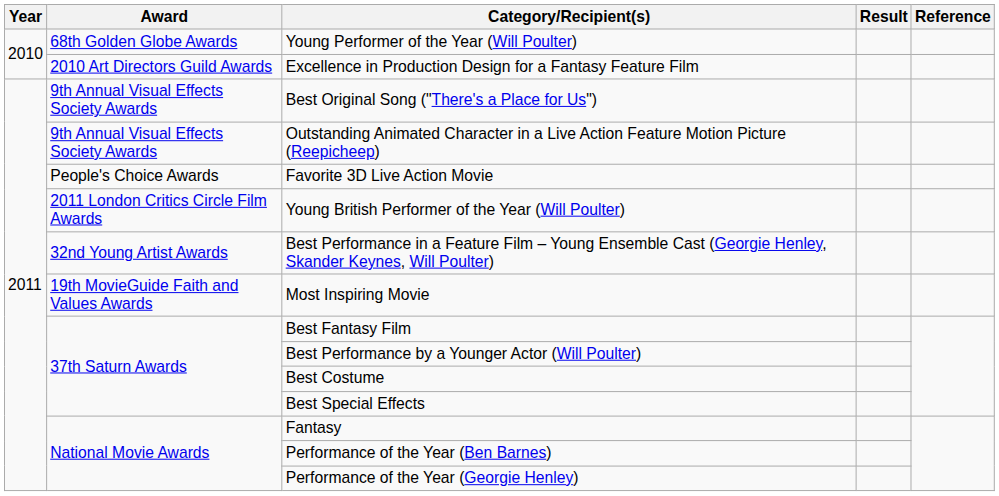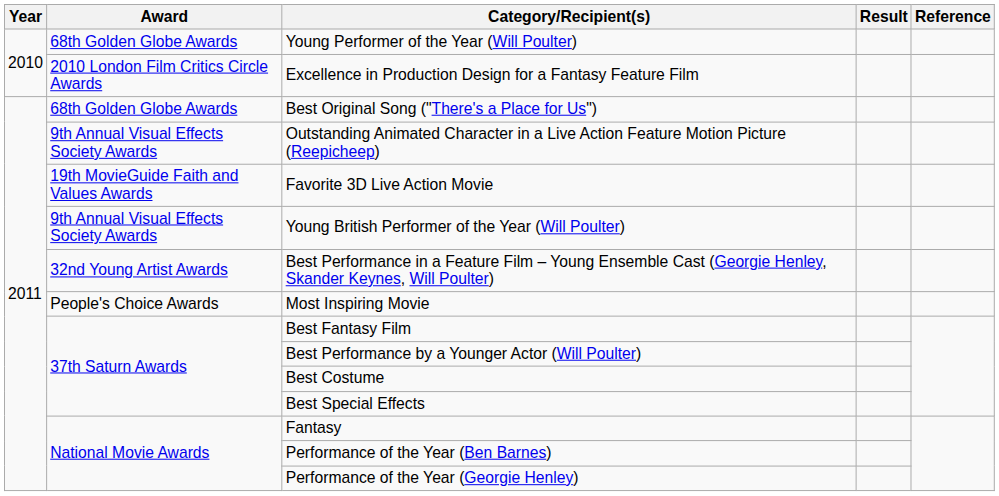(161, 66) 2010 Art Directors Guild Awards -> (159, 75) 2010 London Film Critics Circle Awards
(137, 100) 9th Annual Visual Effects Society Awards -> (144, 109) 68th Golden Globe Awards
(134, 176) People's Choice Awards -> (144, 185) 19th MovieGuide Faith and Values Awards
(159, 210) 2011 London Critics Circle Film Awards -> (137, 227) 9th Annual Visual Effects Society Awards
(144, 295) 19th MovieGuide Faith and Values Awards -> (134, 304) People's Choice Awards
